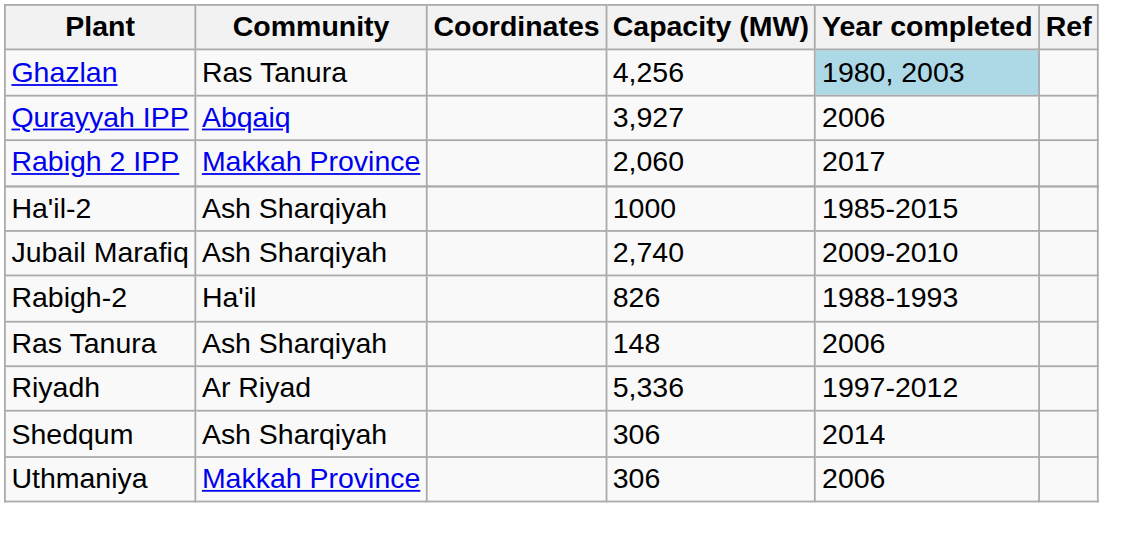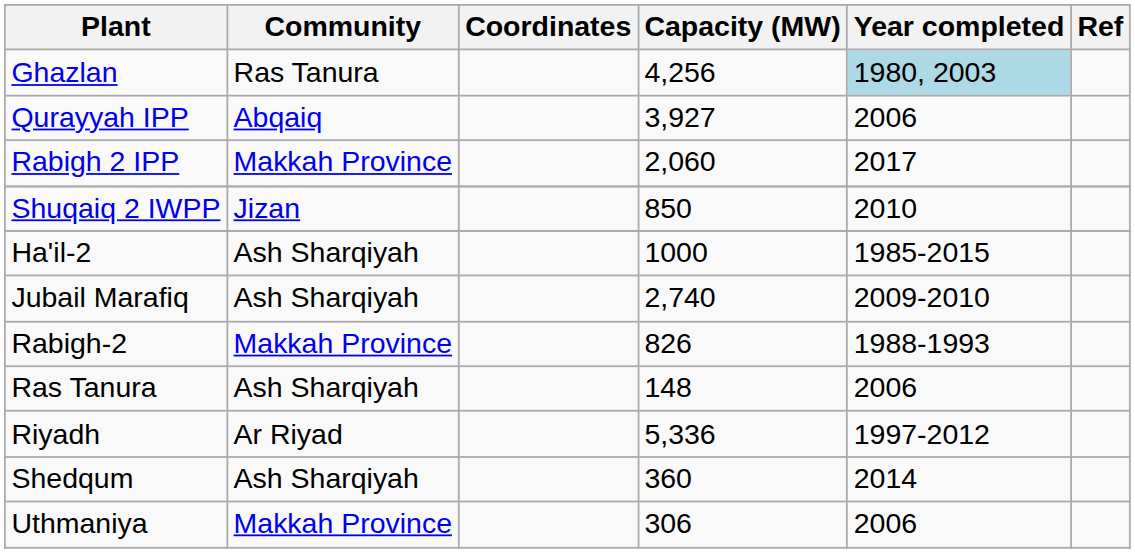+ row: (116, 207)
(229, 298) Ha'il -> (343, 343) Makkah Province
(636, 433) 306 -> (668, 478) 360
